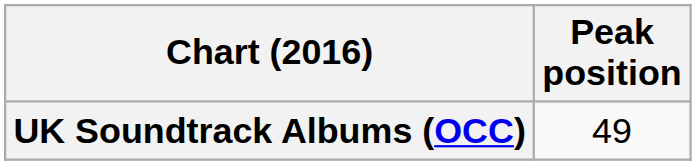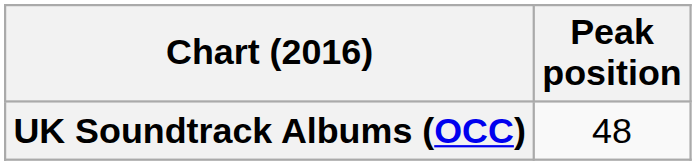(612, 130) 49 -> (612, 130) 48
